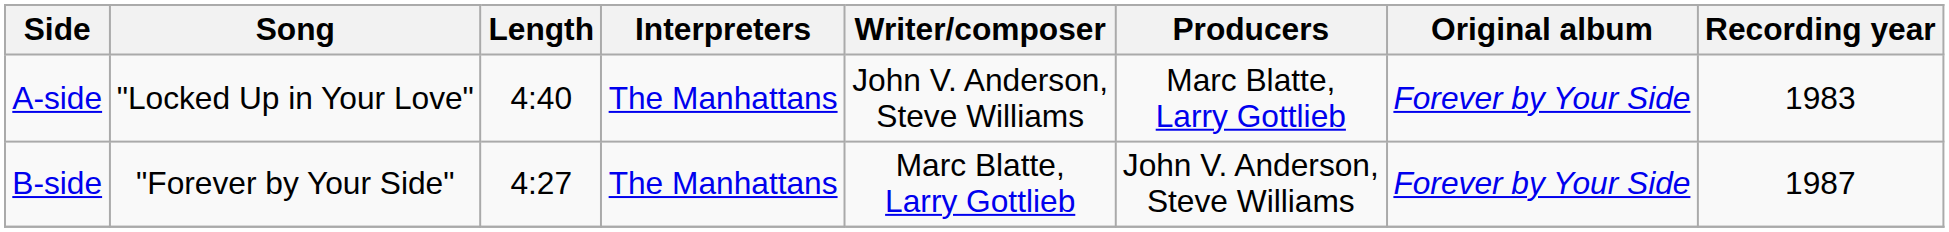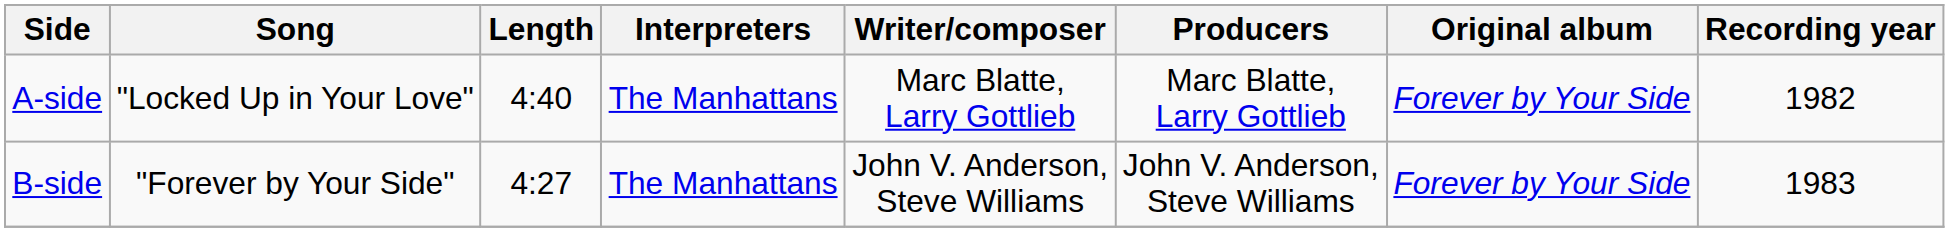(980, 97) John V. Anderson, Steve Williams -> (980, 97) Marc Blatte, Larry Gottlieb
(1820, 97) 1983 -> (1820, 97) 1982
(980, 183) Marc Blatte, Larry Gottlieb -> (980, 183) John V. Anderson, Steve Williams
(1820, 183) 1987 -> (1820, 183) 1983
